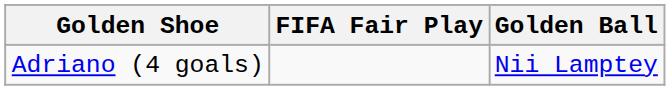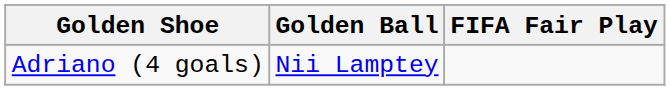columns swapped: (576, 25) <-> (379, 25)
